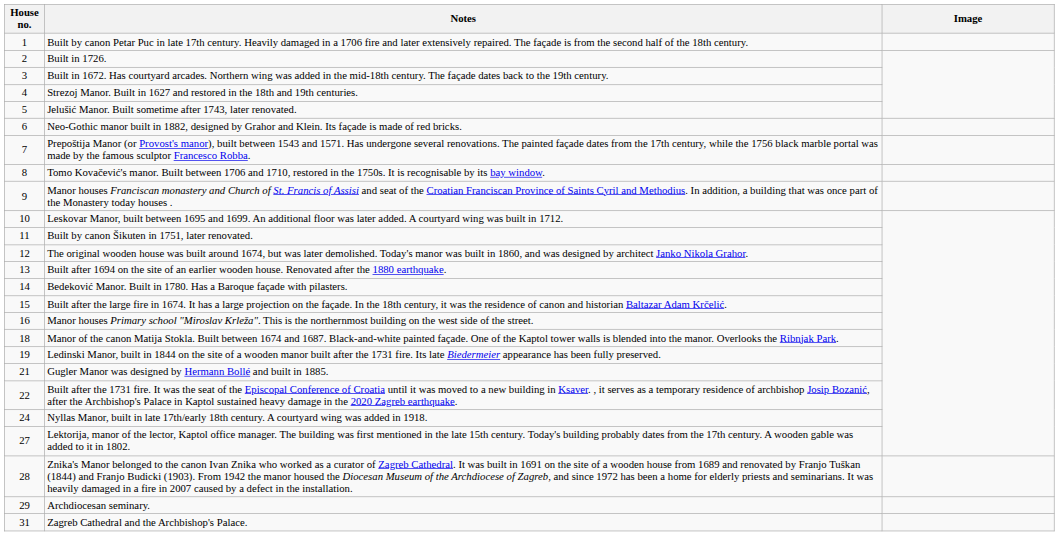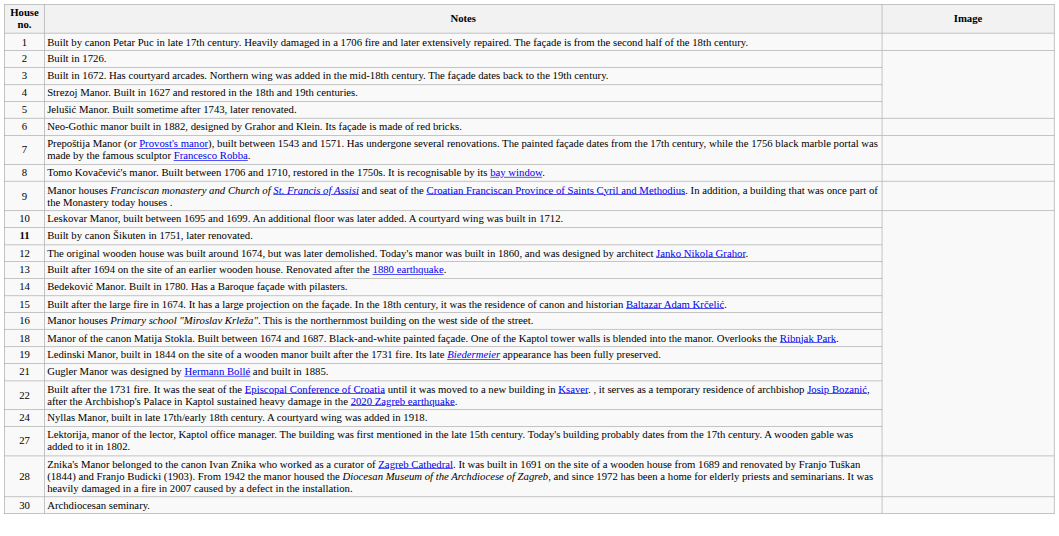(25, 236) normal -> (25, 236) bold
(25, 505) 29 -> (25, 505) 30
- row: (147, 522)
